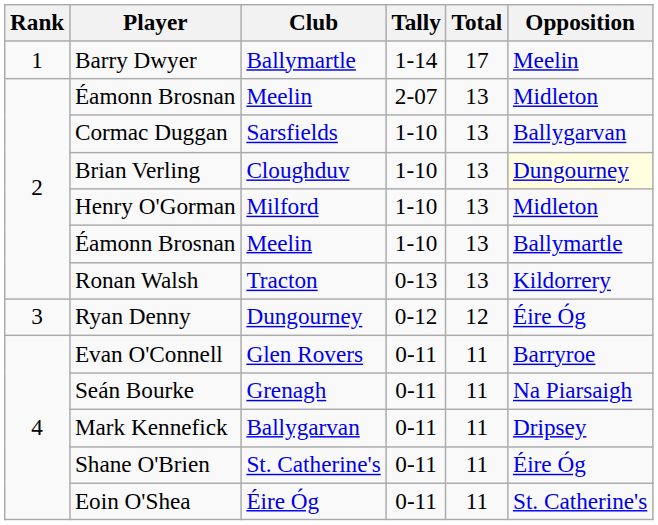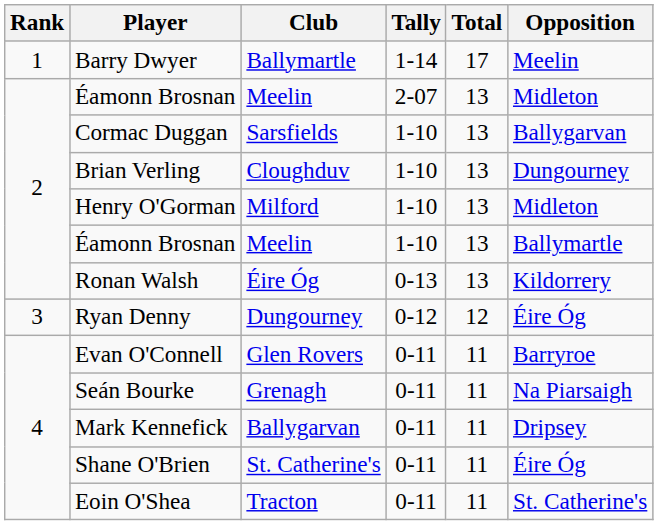(571, 170) lightyellow background -> (571, 170) no background
(282, 280) Tracton -> (283, 280) Éire Óg
(283, 501) Éire Óg -> (282, 501) Tracton
